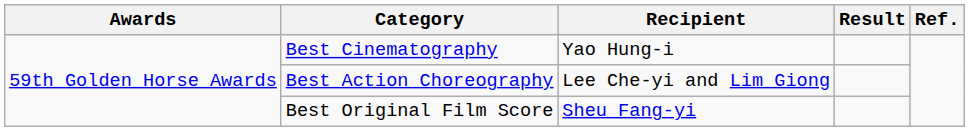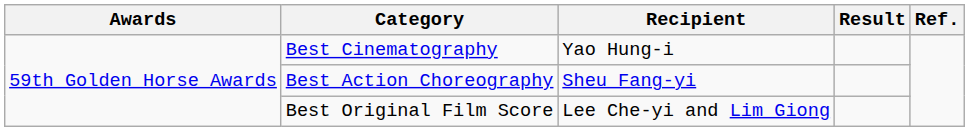(696, 80) Lee Che-yi and Lim Giong -> (629, 80) Sheu Fang-yi
(629, 111) Sheu Fang-yi -> (696, 111) Lee Che-yi and Lim Giong
